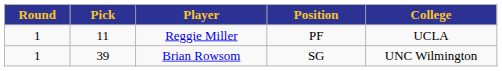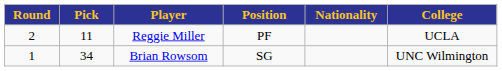+ column: (346, 14)
(37, 35) 1 -> (32, 35) 2
(103, 55) 39 -> (86, 55) 34
